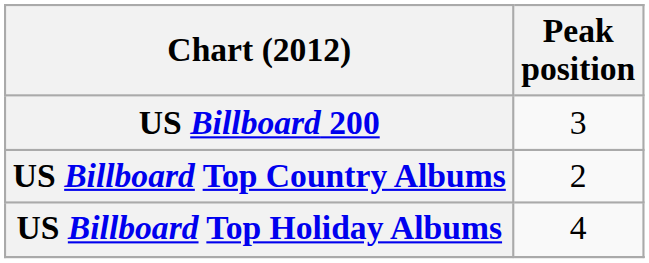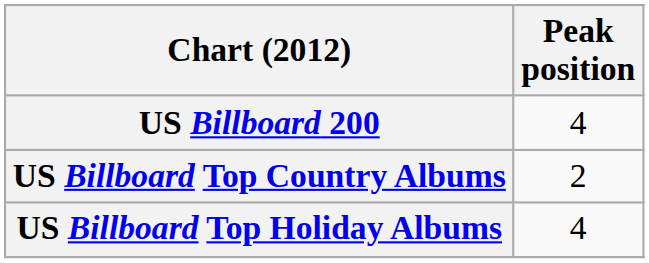(578, 122) 3 -> (578, 122) 4
